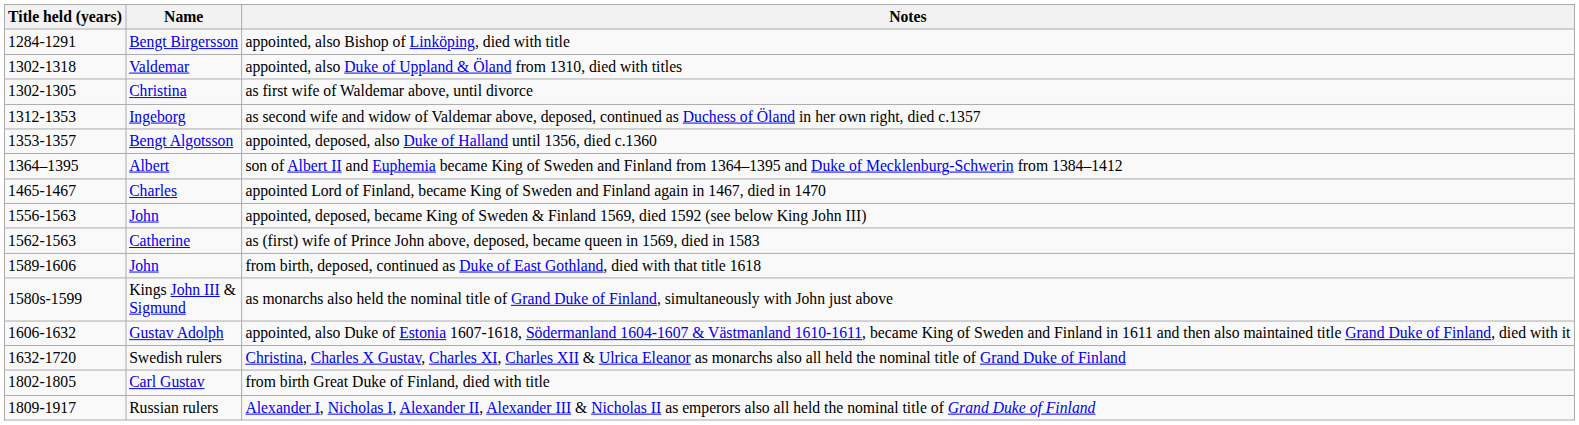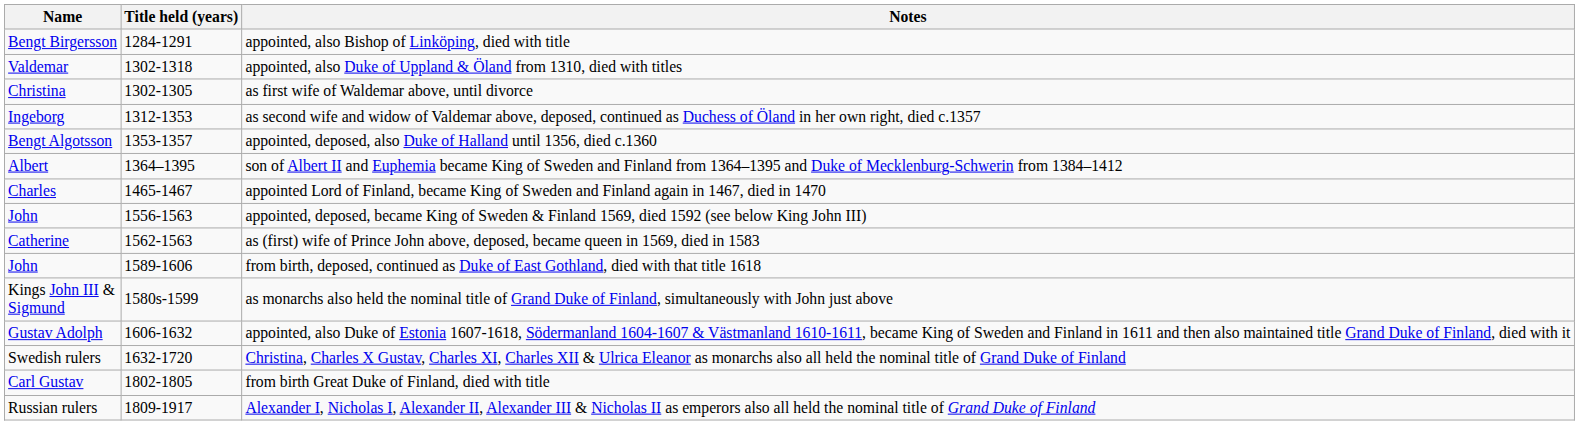columns swapped: (65, 16) <-> (184, 16)
